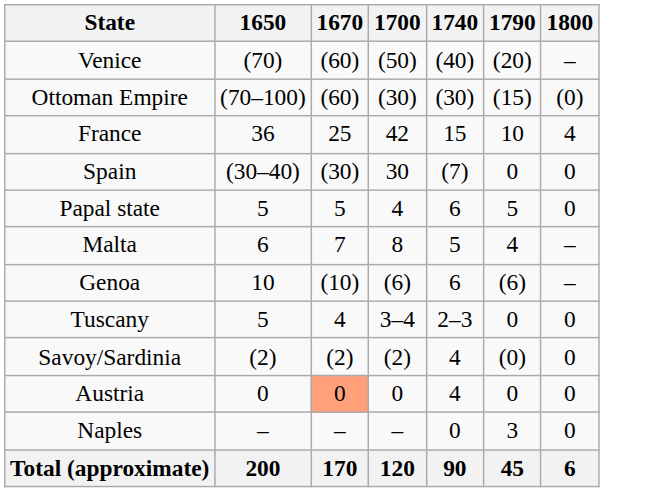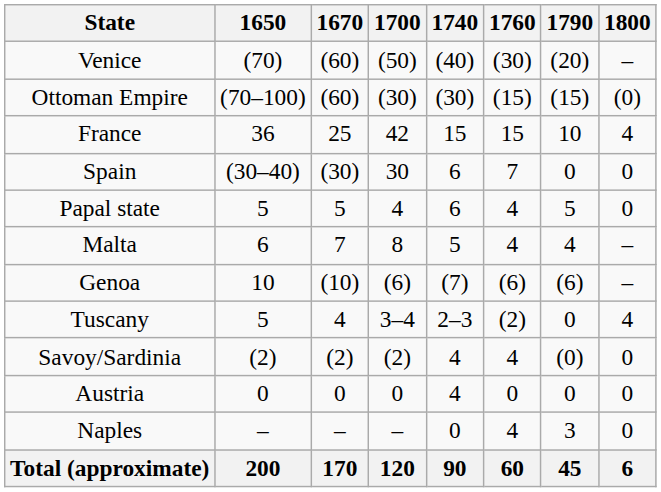+ column: (512, 23)
(455, 171) (7) -> (455, 171) 6
(455, 282) 6 -> (455, 282) (7)
(570, 319) 0 -> (627, 319) 4
(340, 393) lightsalmon background -> (340, 393) no background
